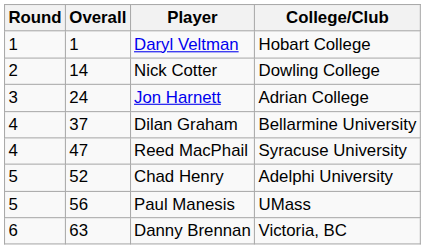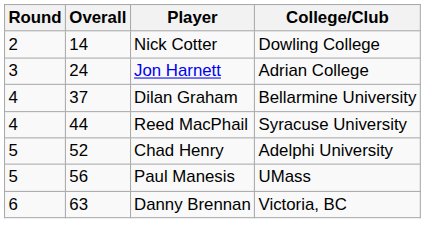- row: (186, 44)
(79, 151) 47 -> (79, 124) 44
